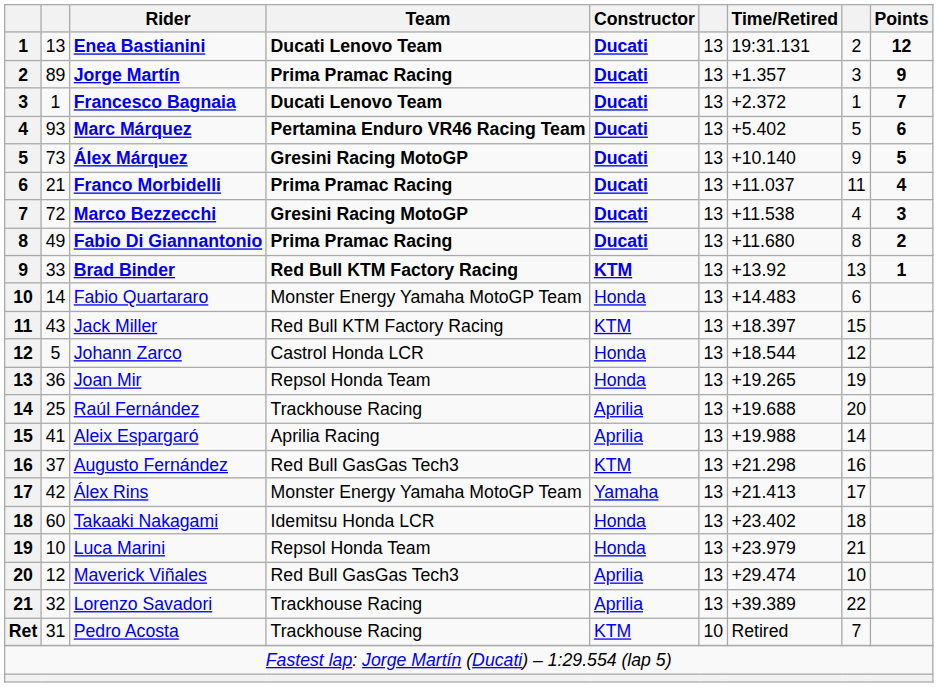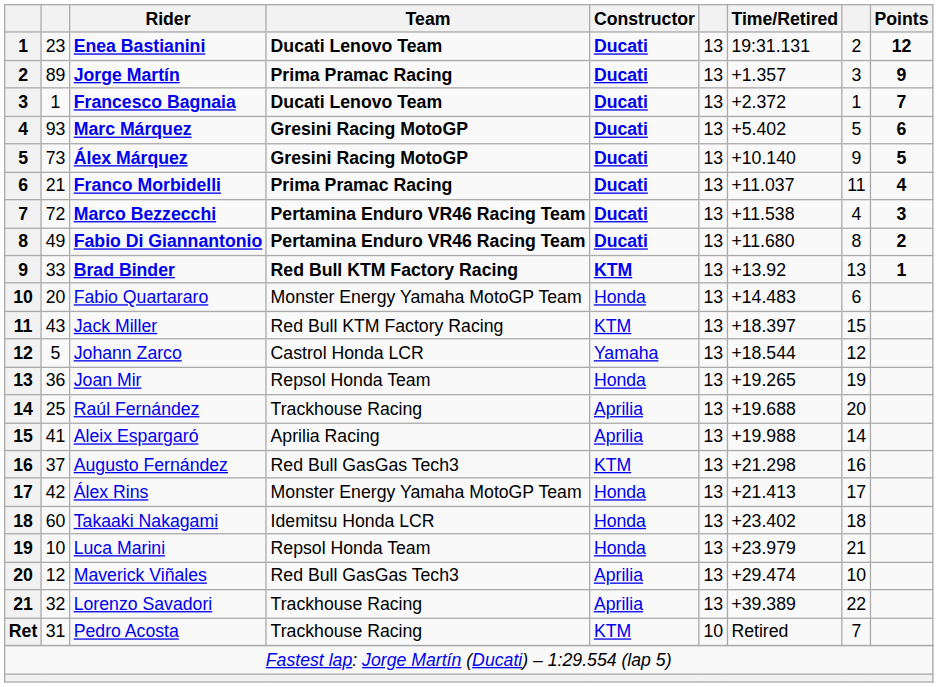(56, 46) 13 -> (56, 46) 23
(428, 130) Pertamina Enduro VR46 Racing Team -> (369, 130) Gresini Racing MotoGP
(369, 213) Gresini Racing MotoGP -> (428, 213) Pertamina Enduro VR46 Racing Team
(361, 241) Prima Pramac Racing -> (428, 241) Pertamina Enduro VR46 Racing Team
(56, 297) 14 -> (56, 297) 20
(620, 353) Honda -> (626, 353) Yamaha
(626, 492) Yamaha -> (620, 492) Honda
